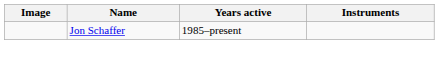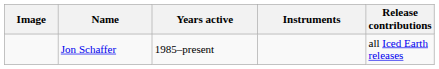+ column: (400, 19)
